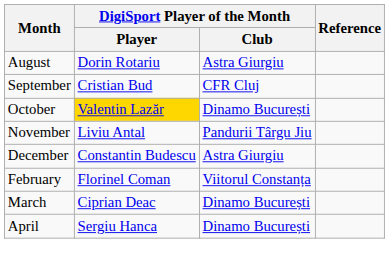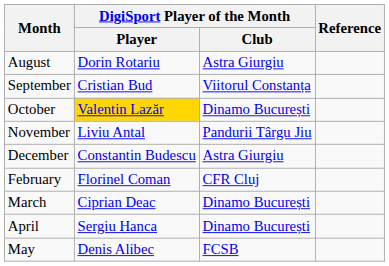(231, 86) CFR Cluj -> (257, 86) Viitorul Constanța
(257, 179) Viitorul Constanța -> (231, 179) CFR Cluj
+ row: (21, 249)
